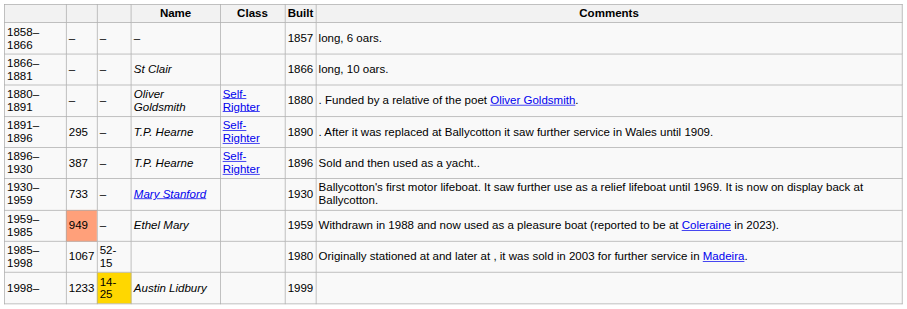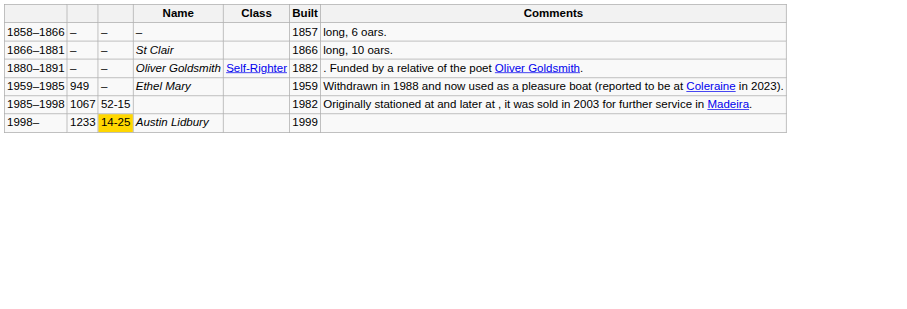(300, 100) 1880 -> (305, 68) 1882
- row: (23, 132)
- row: (23, 163)
- row: (23, 194)
(78, 225) lightsalmon background -> (80, 86) no background
(300, 256) 1980 -> (305, 104) 1982
